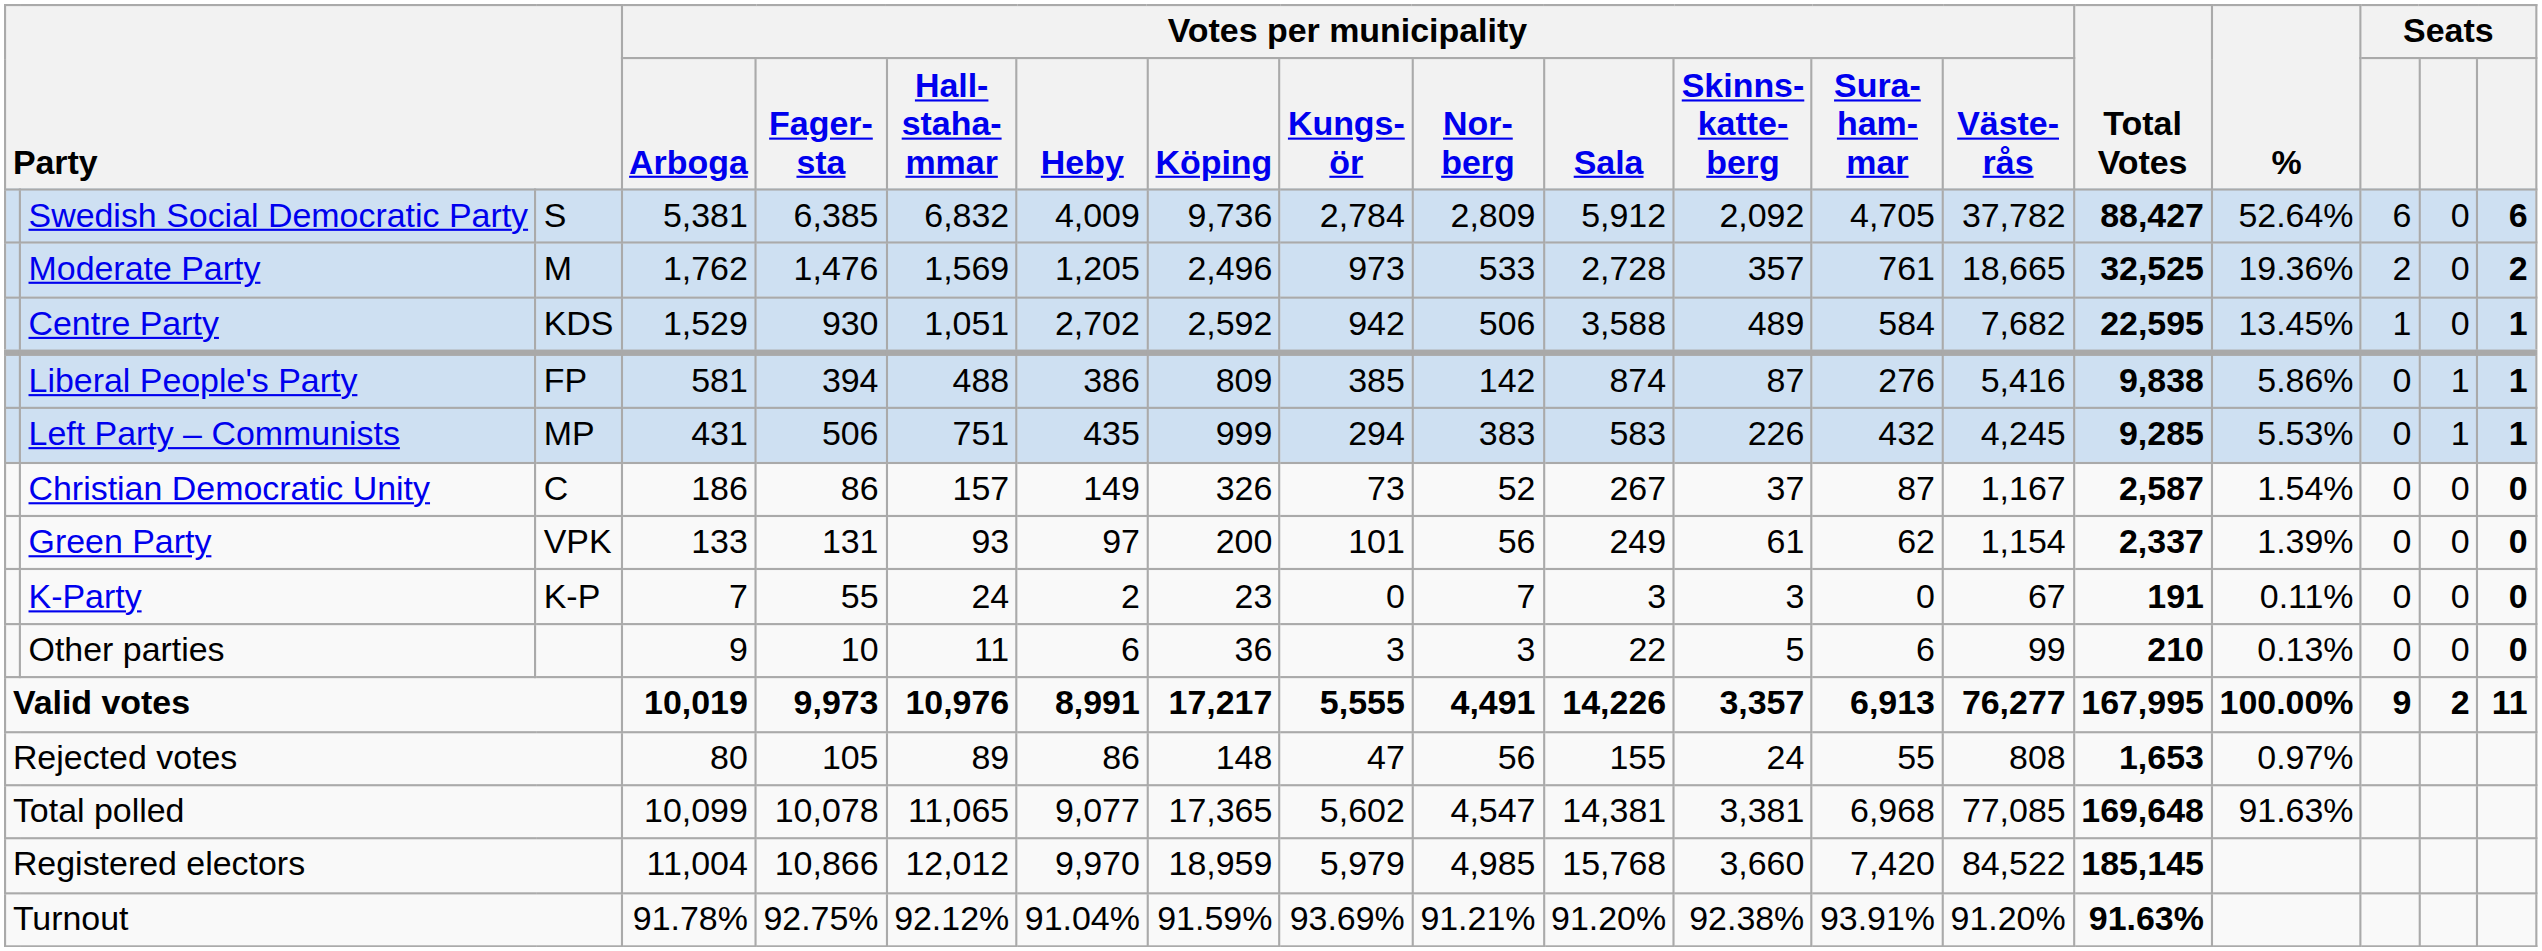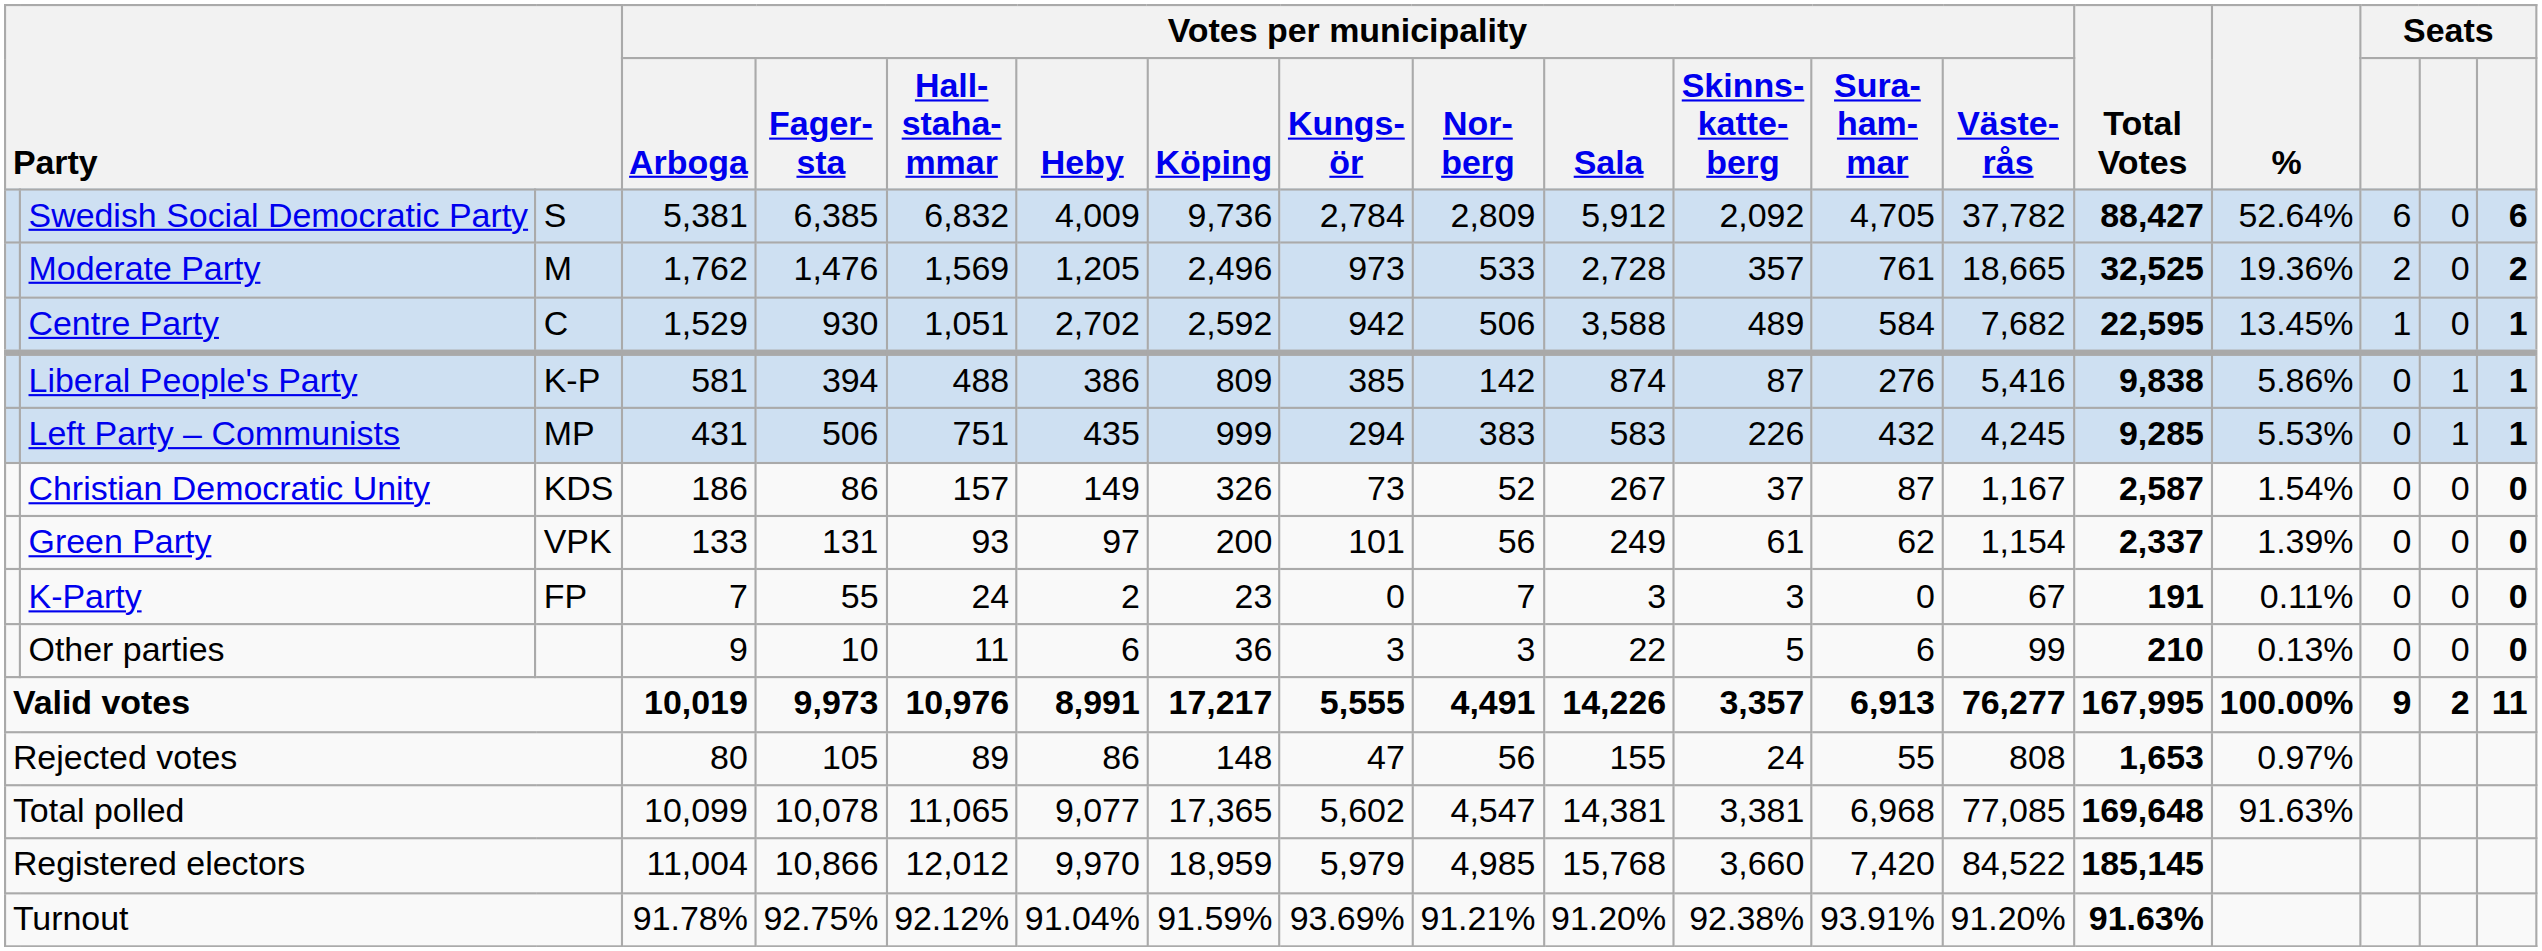(579, 322) KDS -> (556, 322) C
(565, 380) FP -> (572, 380) K-P
(556, 488) C -> (579, 488) KDS
(572, 596) K-P -> (565, 596) FP
